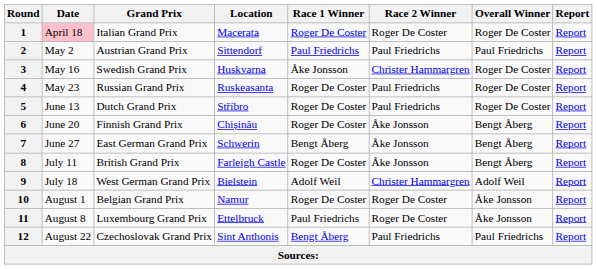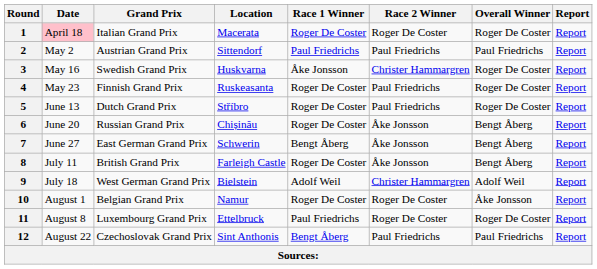(140, 88) Russian Grand Prix -> (140, 88) Finnish Grand Prix
(140, 125) Finnish Grand Prix -> (140, 125) Russian Grand Prix
(503, 217) Åke Jonsson -> (513, 217) Roger De Coster
